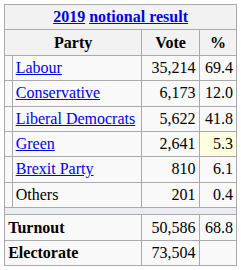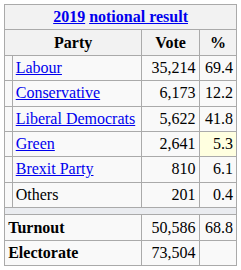(219, 93) 12.0 -> (219, 93) 12.2
